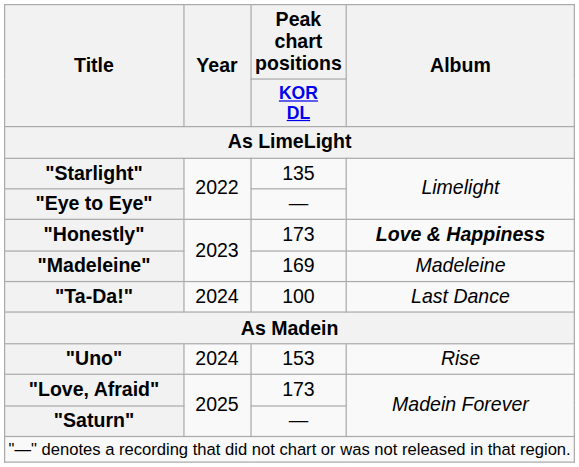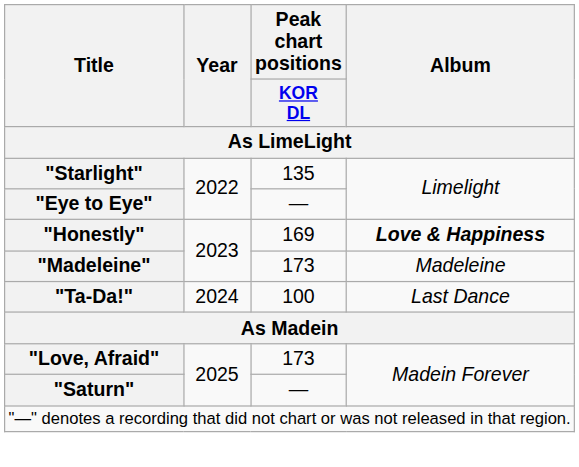(298, 235) 173 -> (298, 235) 169
(298, 265) 169 -> (298, 265) 173
- row: (94, 358)
